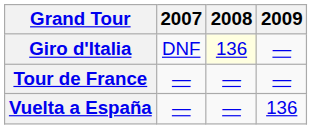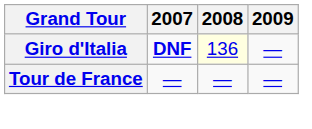(181, 49) normal -> (172, 49) bold
- row: (80, 108)
